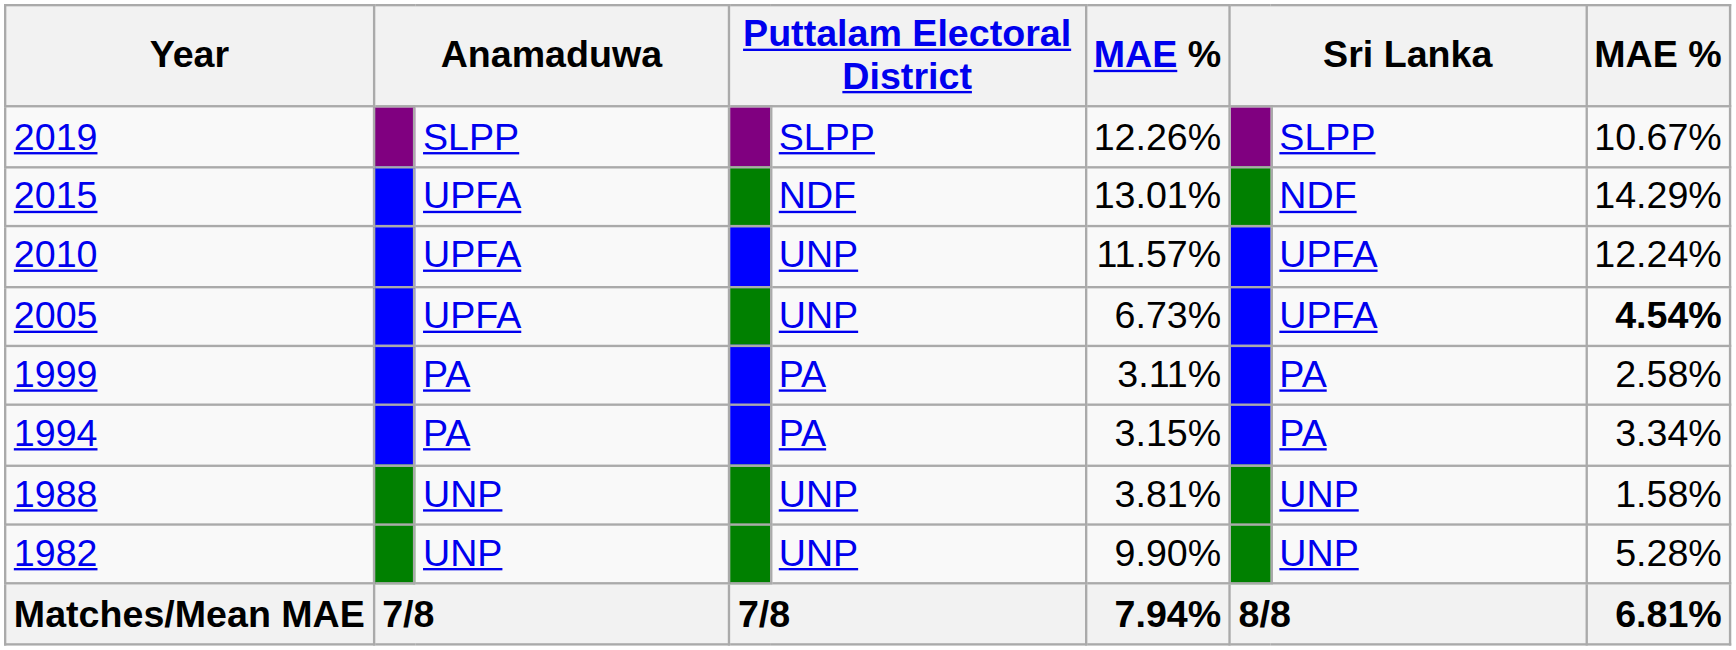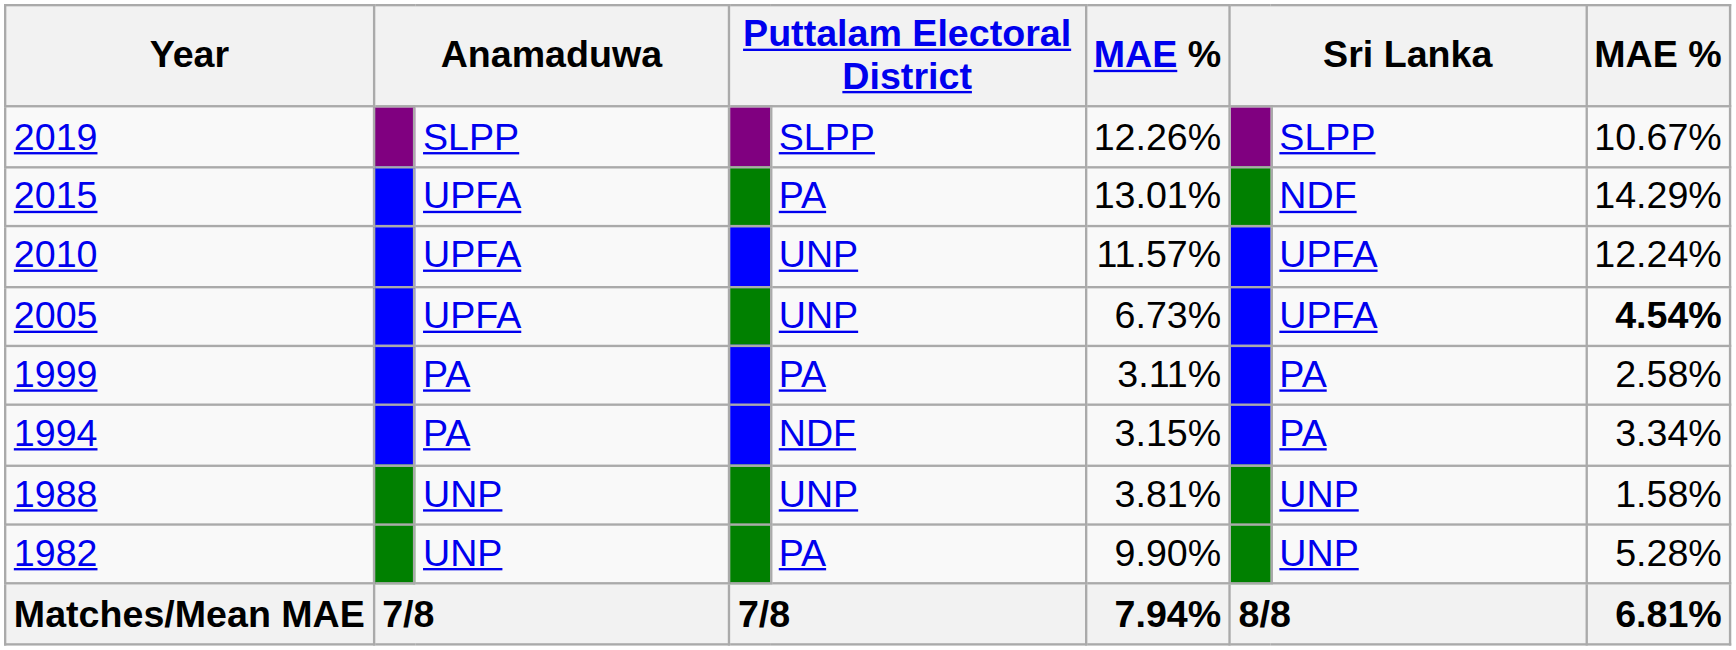(817, 195) NDF -> (802, 195) PA
(802, 434) PA -> (817, 434) NDF
(818, 553) UNP -> (802, 553) PA
